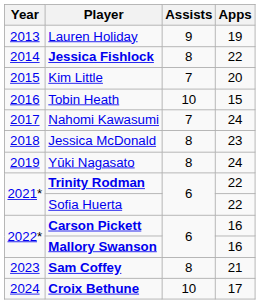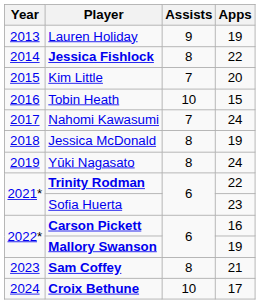(235, 141) 23 -> (235, 141) 19
(235, 204) 22 -> (235, 204) 23
(235, 246) 16 -> (235, 246) 19
